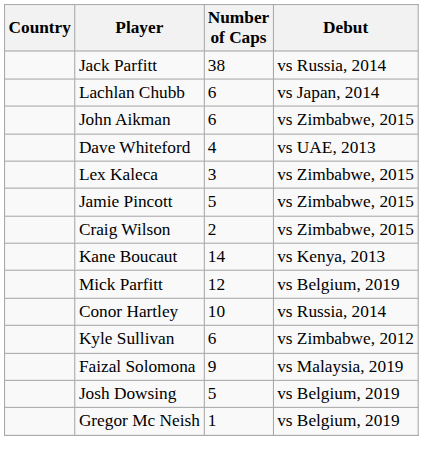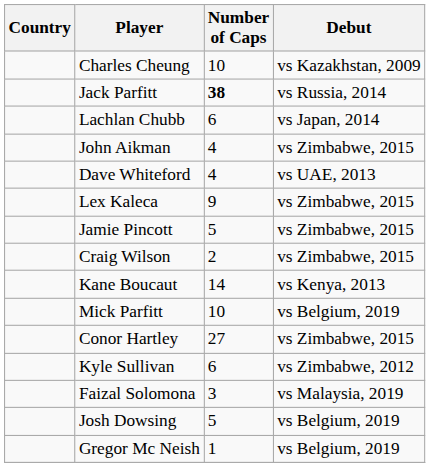+ row: (134, 65)
(216, 65) normal -> (216, 92) bold
(212, 119) 6 -> (212, 147) 4
(212, 174) 3 -> (212, 202) 9
(216, 284) 12 -> (216, 311) 10
(216, 311) 10 -> (216, 339) 27
(332, 311) vs Russia, 2014 -> (346, 339) vs Zimbabwe, 2015
(212, 366) 9 -> (212, 393) 3
